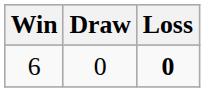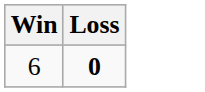- column: (100, 24)
